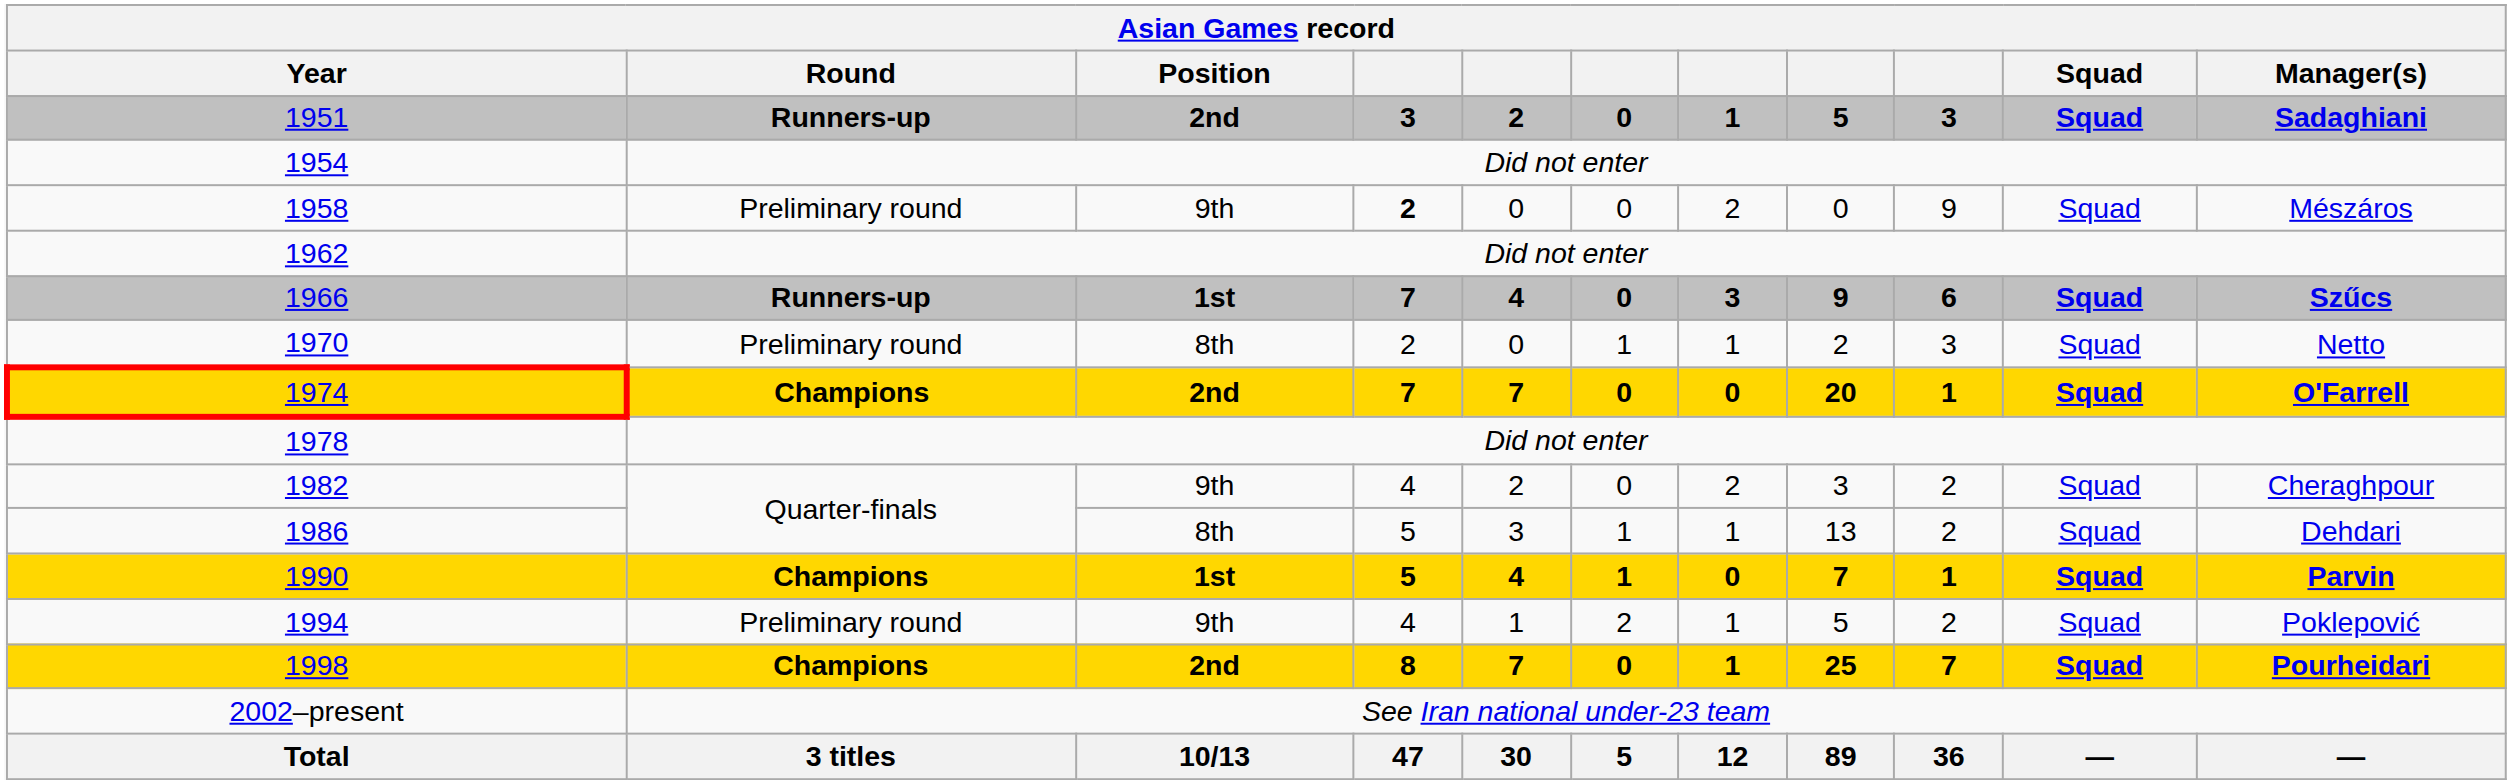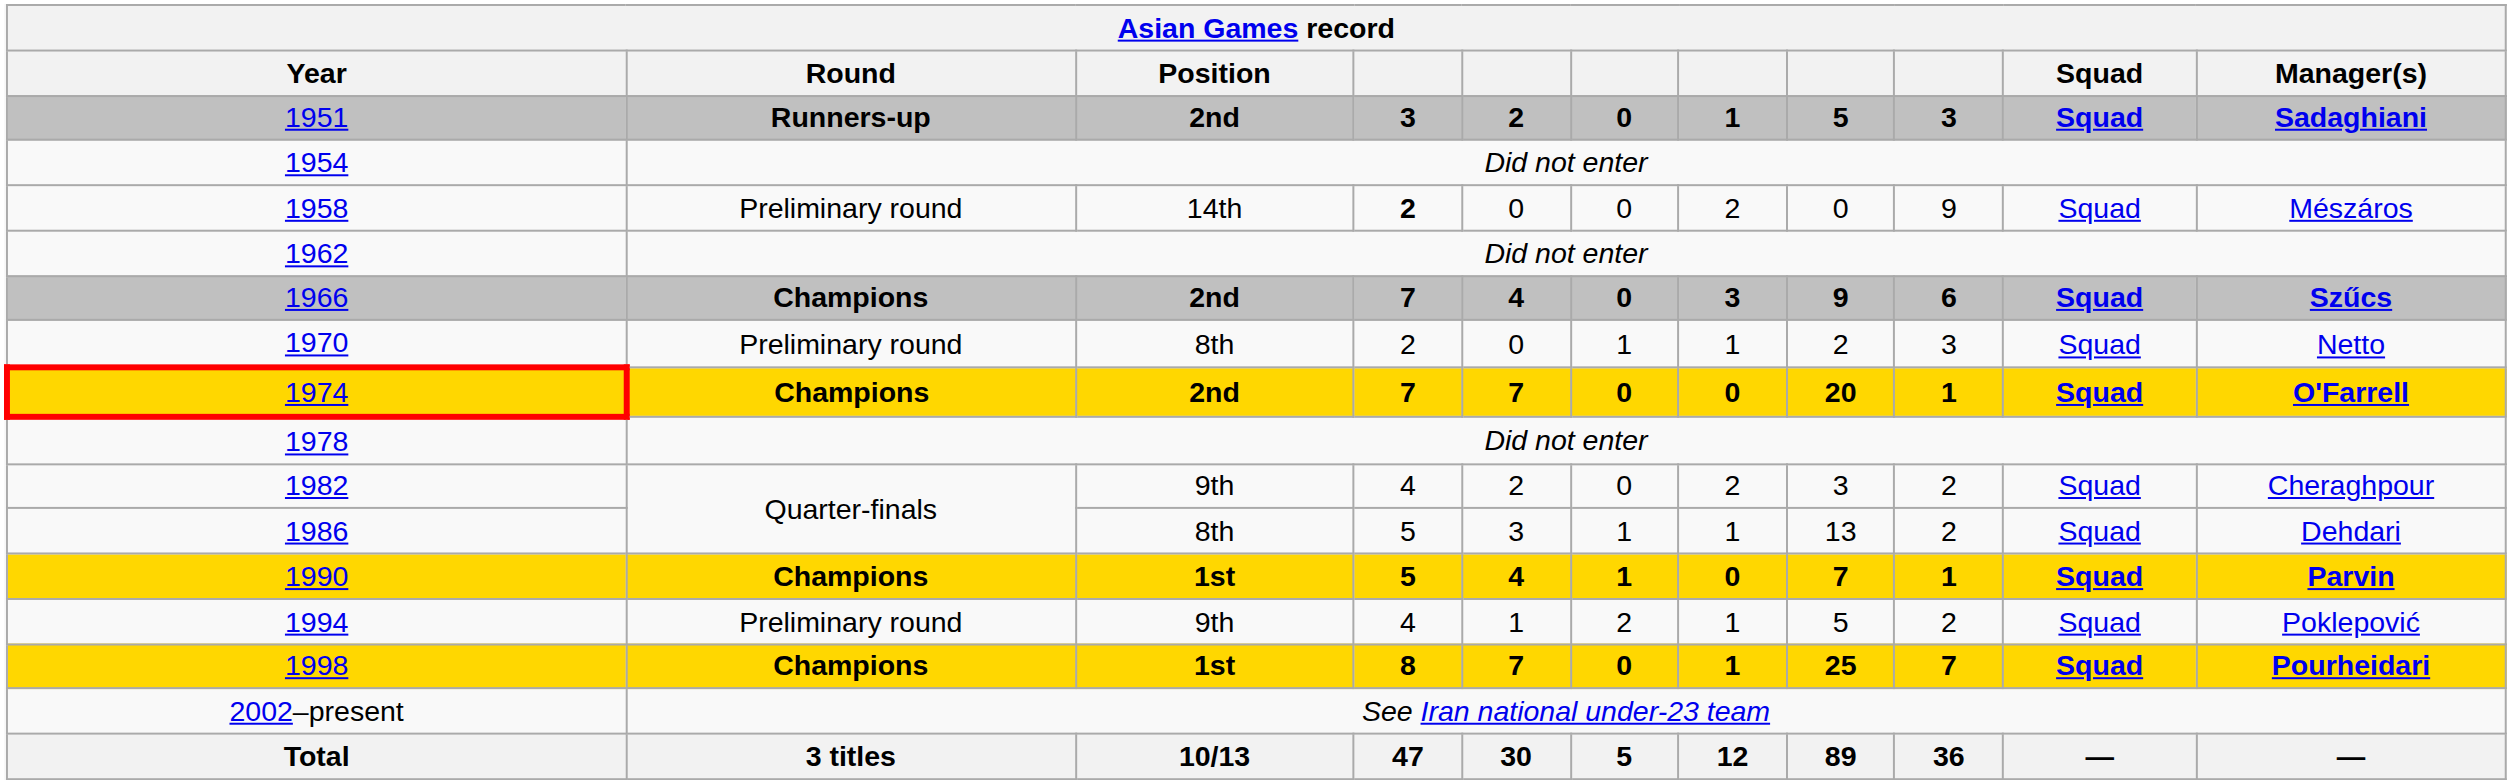(1215, 208) 9th -> (1215, 208) 14th
(851, 298) Runners-up -> (851, 298) Champions
(1215, 298) 1st -> (1215, 298) 2nd
(1215, 666) 2nd -> (1215, 666) 1st
